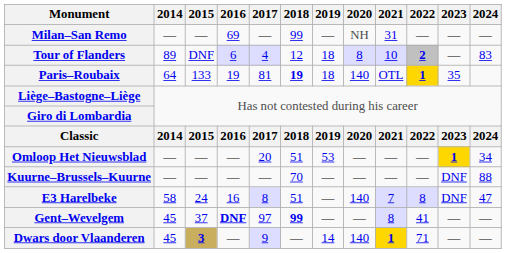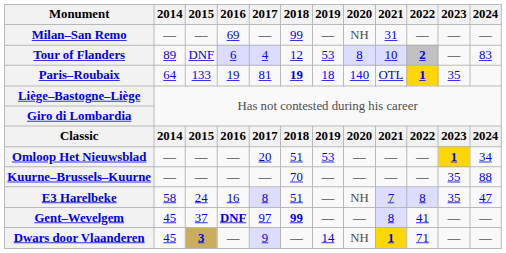(328, 55) 18 -> (328, 55) 53
(454, 177) DNF -> (454, 177) 35
(359, 197) 140 -> (359, 197) NH
(454, 197) DNF -> (454, 197) 35
(359, 237) 140 -> (359, 237) NH
